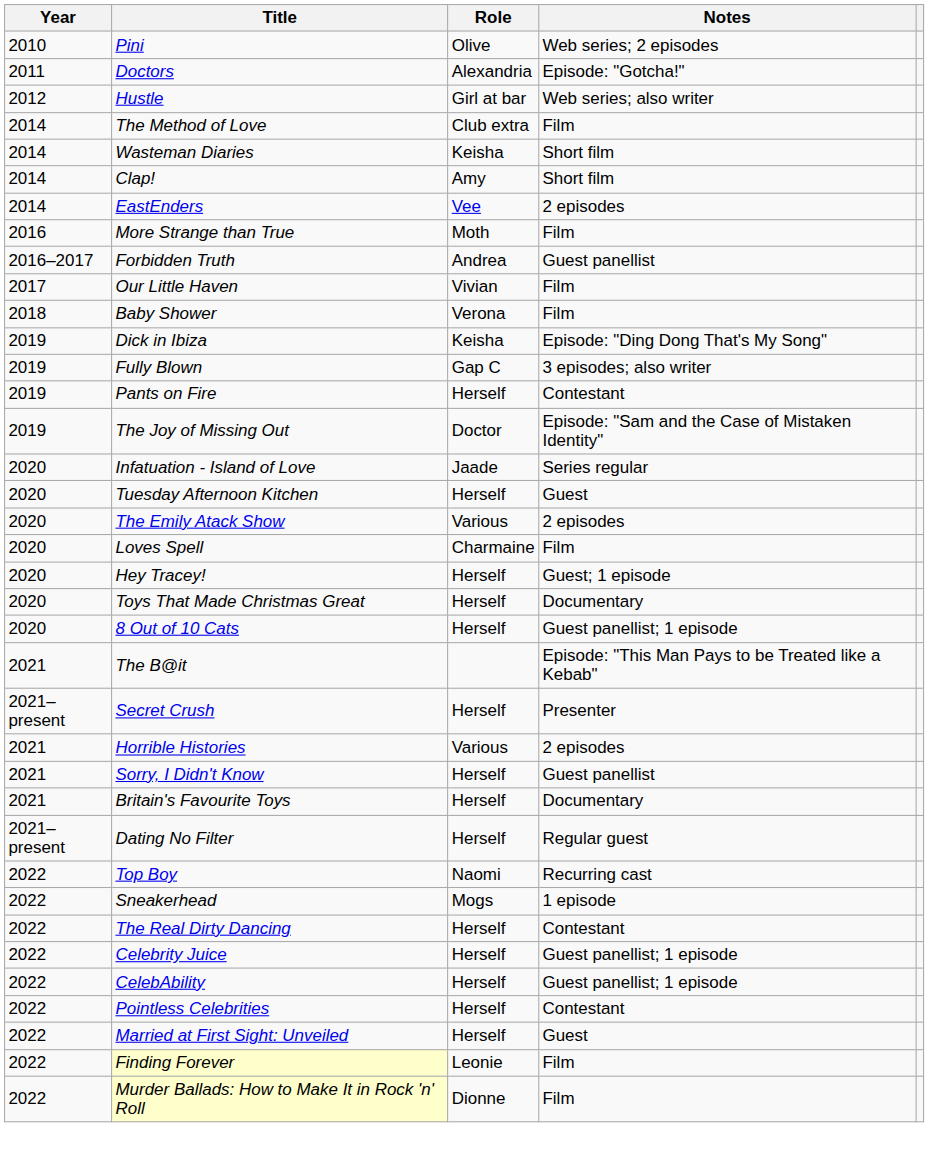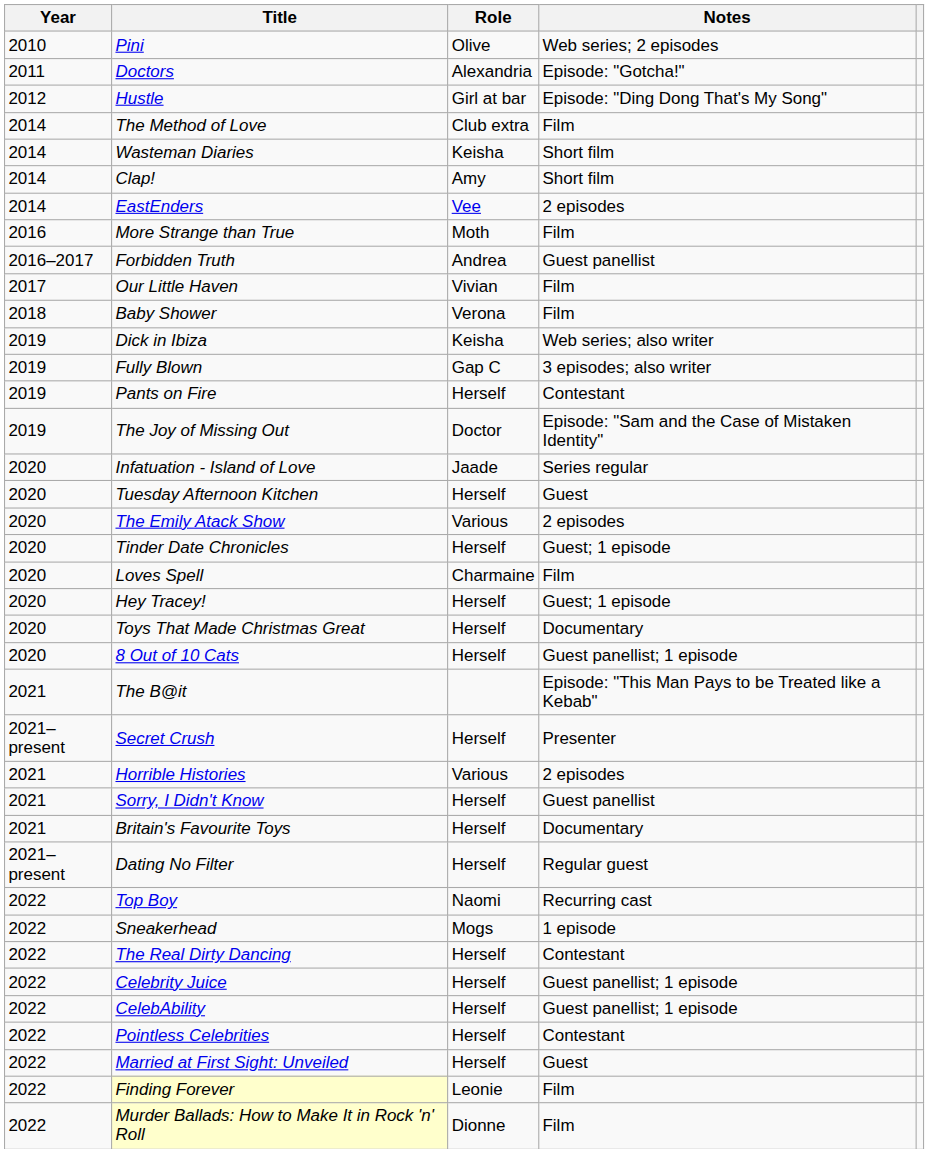(628, 98) Web series; also writer -> (685, 98) Episode: "Ding Dong That's My Song"
(685, 340) Episode: "Ding Dong That's My Song" -> (628, 340) Web series; also writer
+ row: (202, 548)
